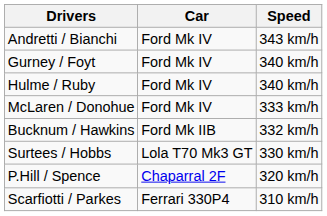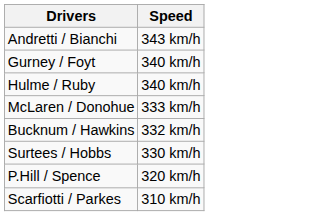- column: (197, 16)
